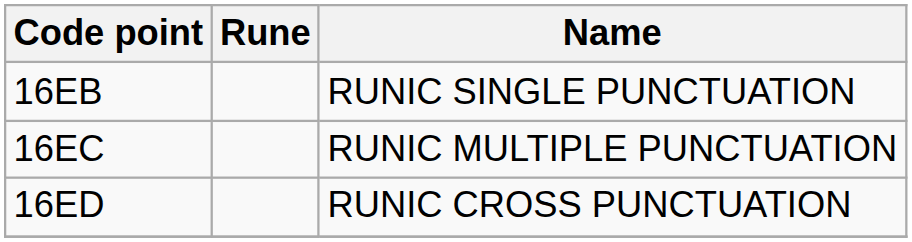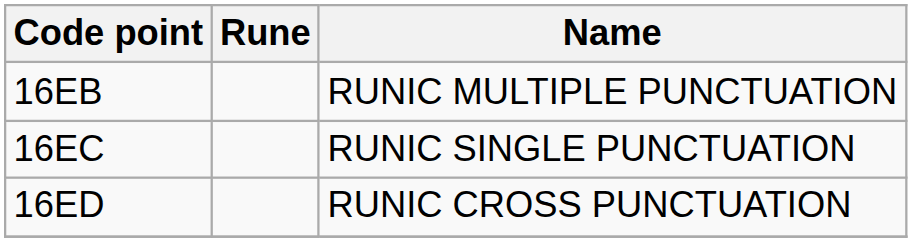(591, 90) RUNIC SINGLE PUNCTUATION -> (612, 90) RUNIC MULTIPLE PUNCTUATION
(612, 148) RUNIC MULTIPLE PUNCTUATION -> (591, 148) RUNIC SINGLE PUNCTUATION
